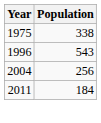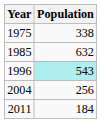+ row: (19, 52)
(85, 52) no background -> (85, 71) paleturquoise background
